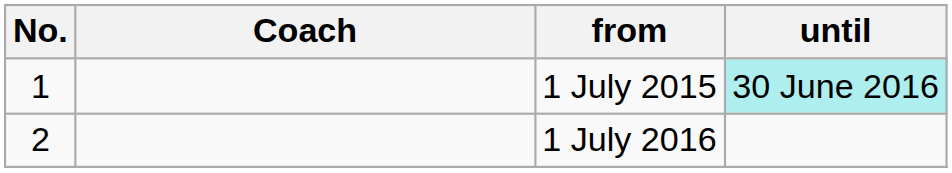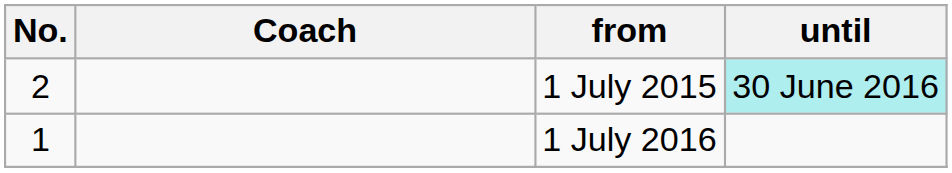(40, 85) 1 -> (40, 85) 2
(40, 139) 2 -> (40, 139) 1
